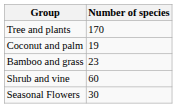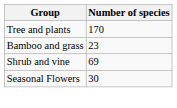- row: (45, 45)
(94, 78) 60 -> (94, 62) 69
